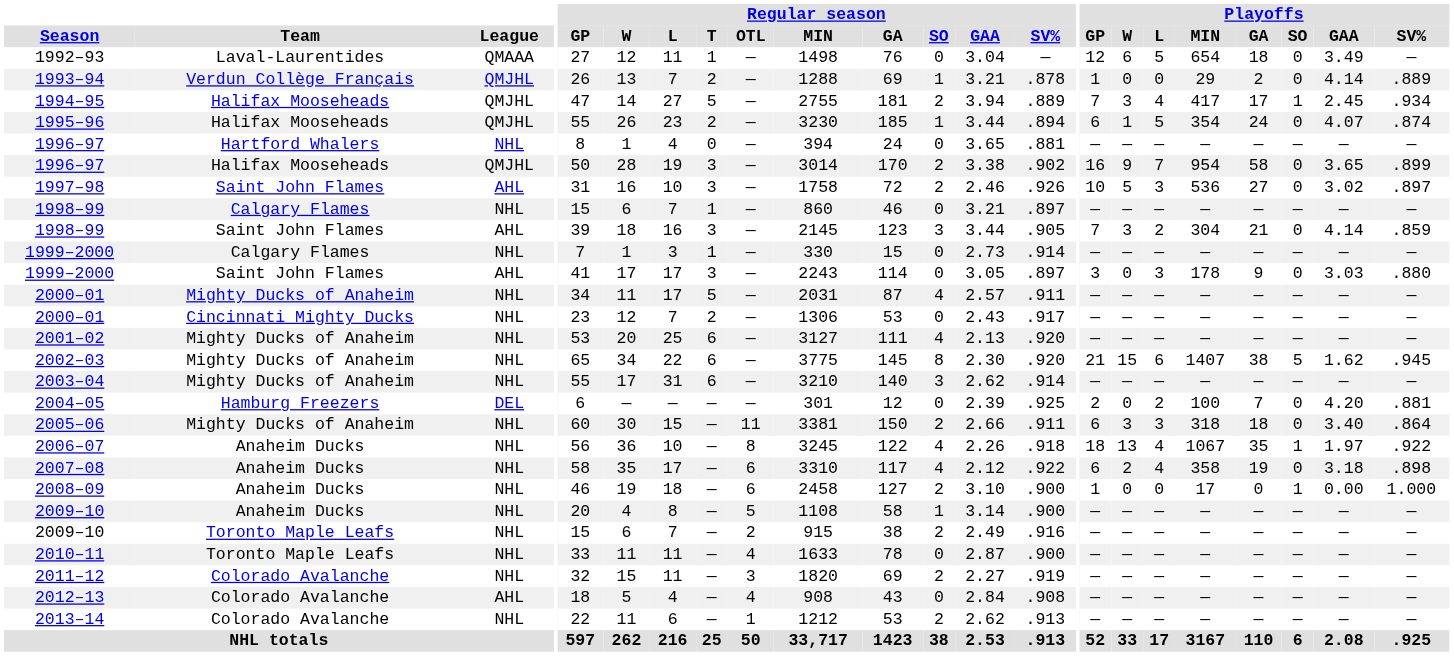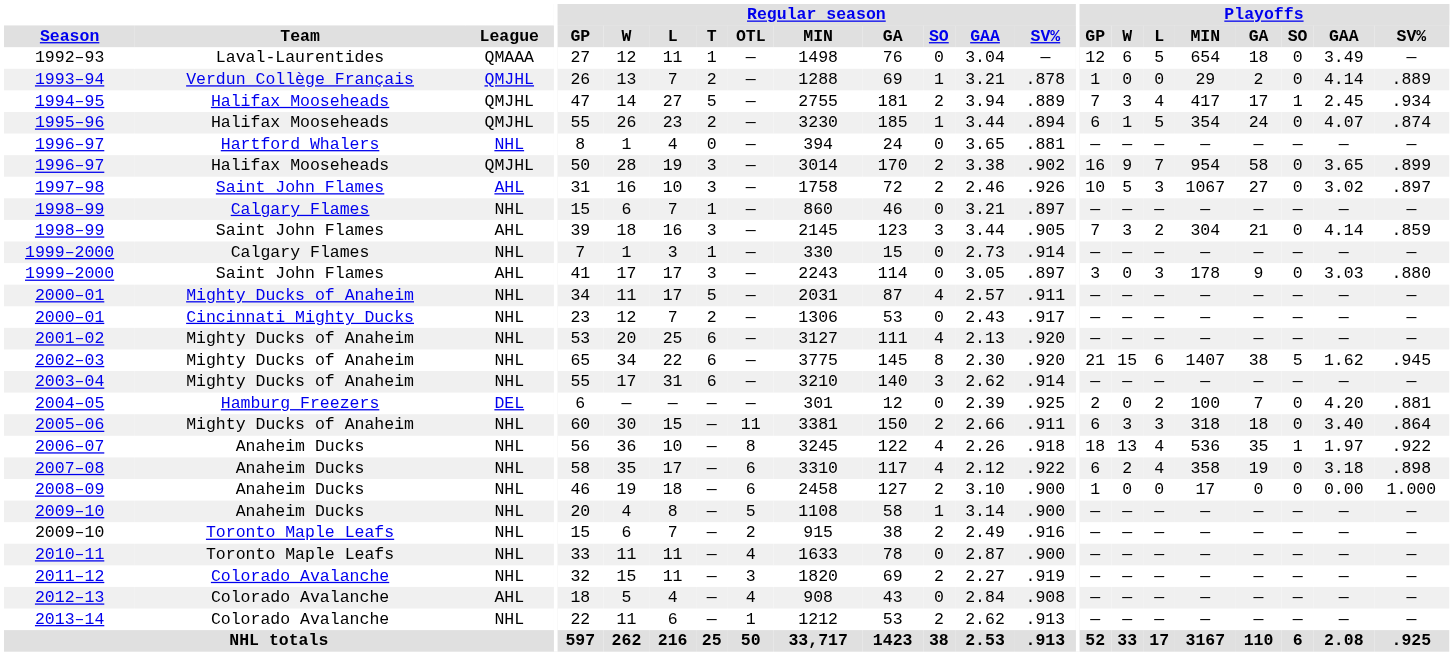(1205, 188) 536 -> (1205, 188) 1067
(1205, 447) 1067 -> (1205, 447) 536
(1298, 490) 1 -> (1298, 490) 0
